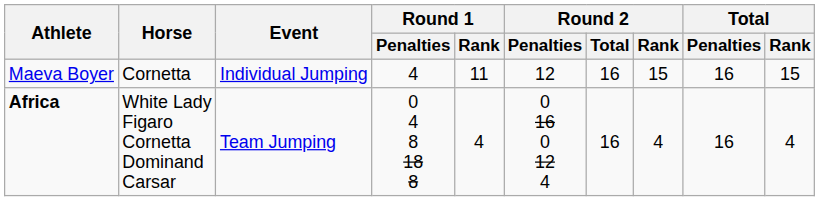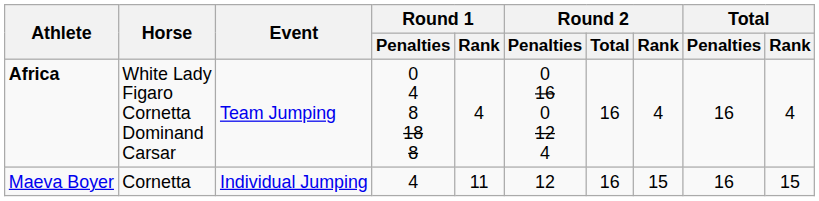rows swapped: (61, 74) <-> (34, 102)
